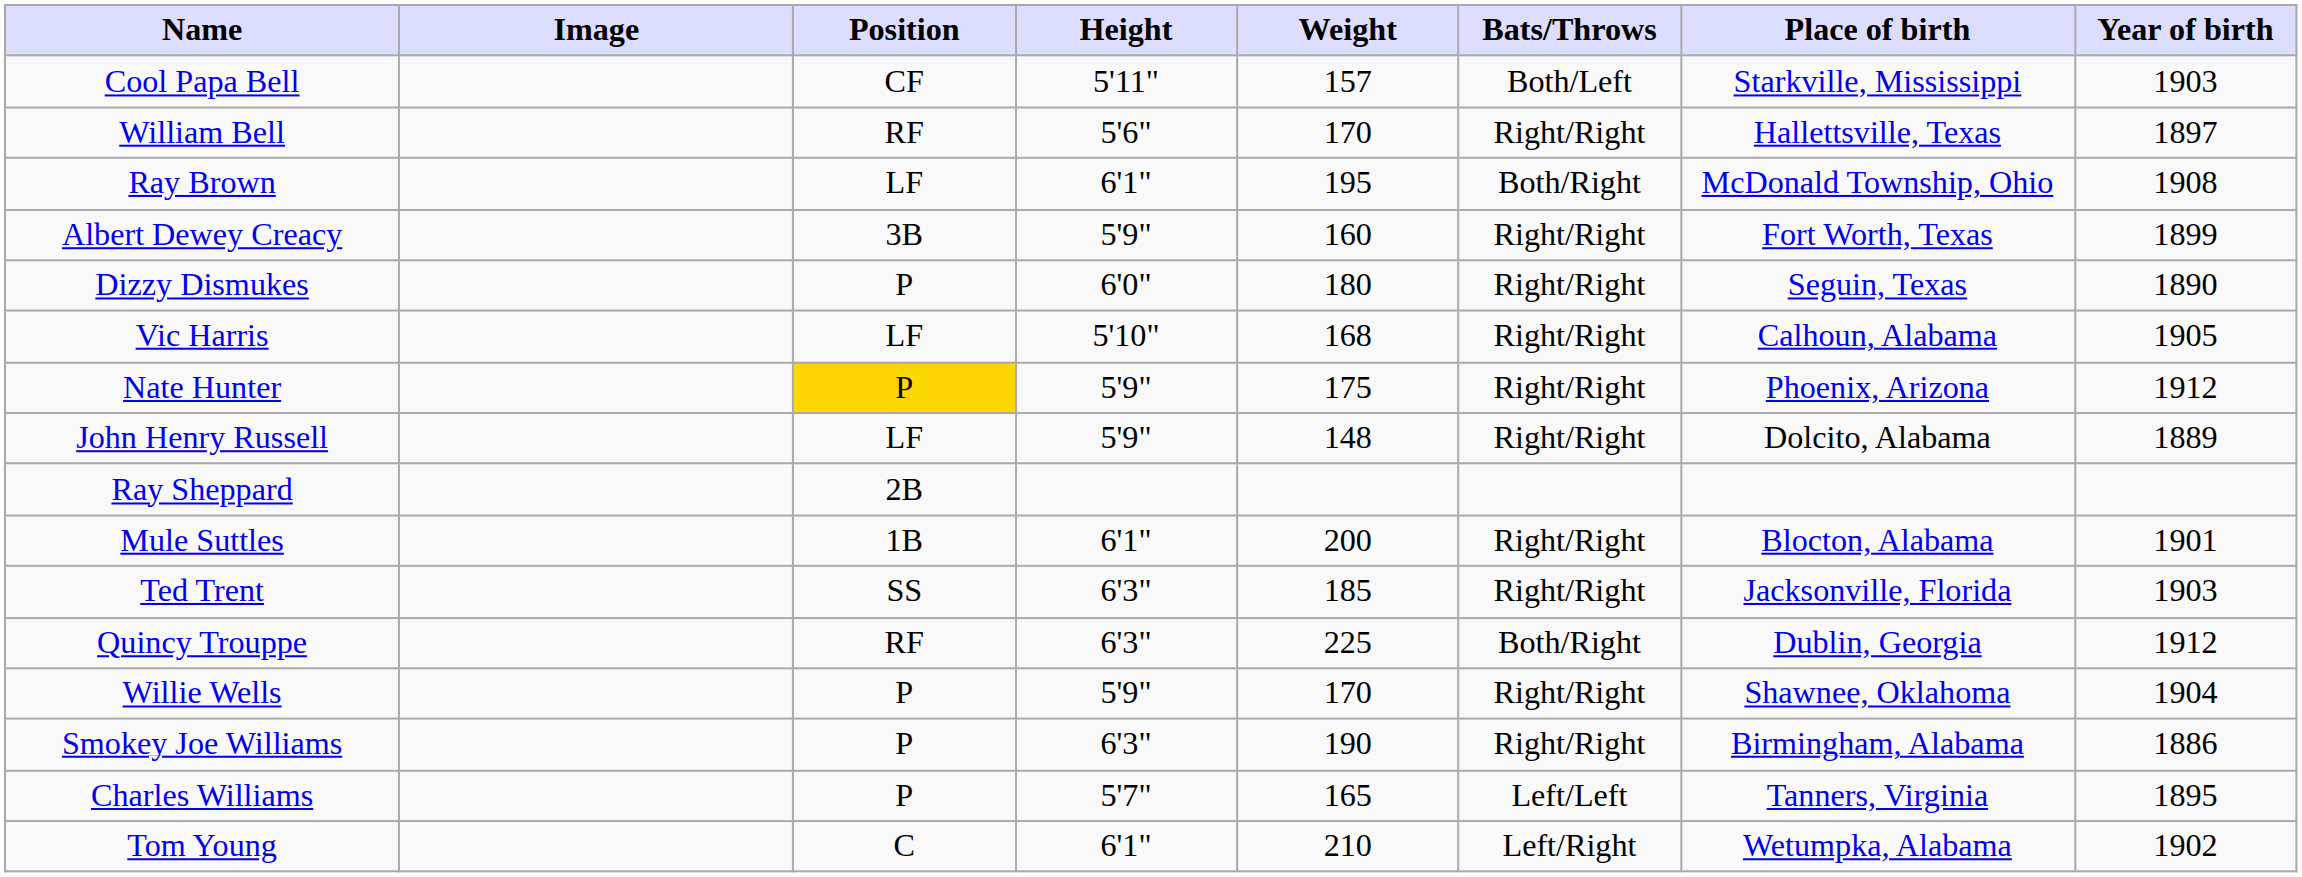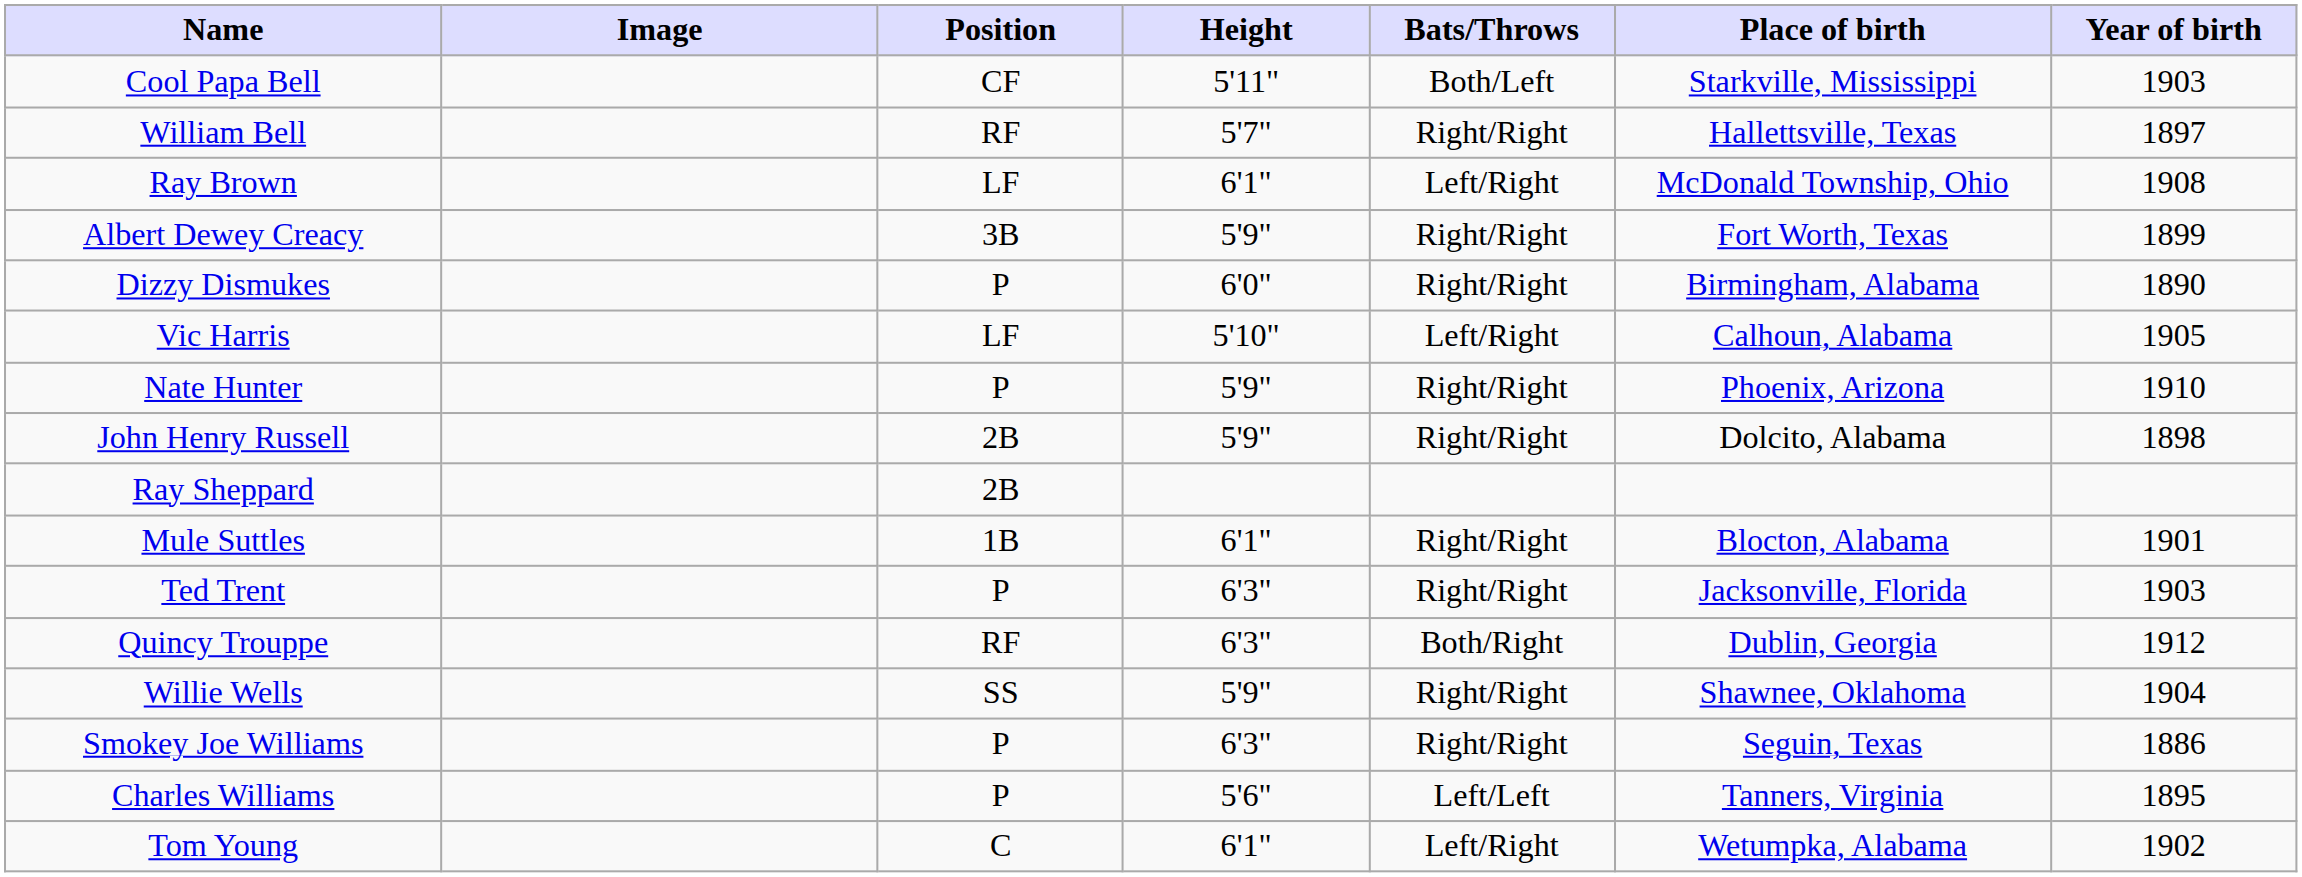- column: (1348, 30)
(1126, 132) 5'6" -> (1246, 132) 5'7"
(1569, 183) Both/Right -> (1492, 183) Left/Right
(1877, 285) Seguin, Texas -> (1833, 285) Birmingham, Alabama
(1569, 336) Right/Right -> (1492, 336) Left/Right
(904, 387) gold background -> (1001, 387) no background
(2186, 387) 1912 -> (2174, 387) 1910
(904, 438) LF -> (1001, 438) 2B
(2186, 438) 1889 -> (2174, 438) 1898
(904, 591) SS -> (1001, 591) P
(904, 693) P -> (1001, 693) SS
(1877, 744) Birmingham, Alabama -> (1833, 744) Seguin, Texas
(1126, 795) 5'7" -> (1246, 795) 5'6"
